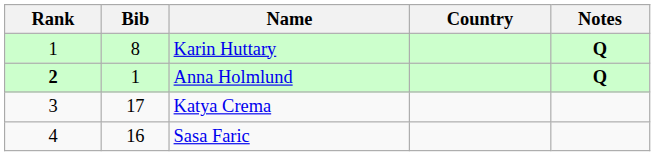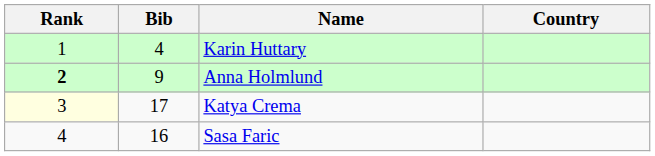- column: (600, 19)
(135, 48) 8 -> (159, 48) 4
(135, 77) 1 -> (159, 77) 9
(53, 106) no background -> (62, 106) lightyellow background
